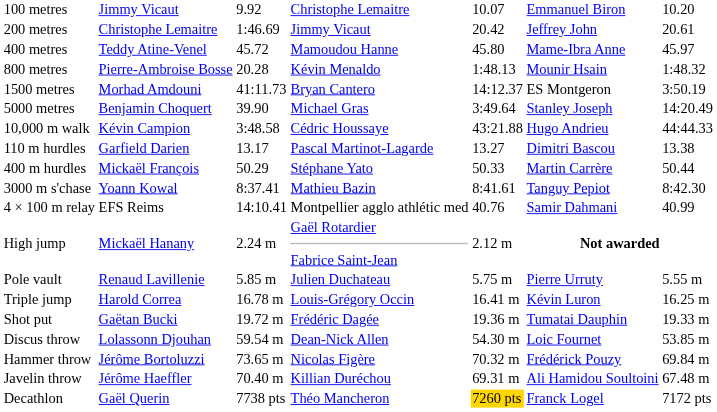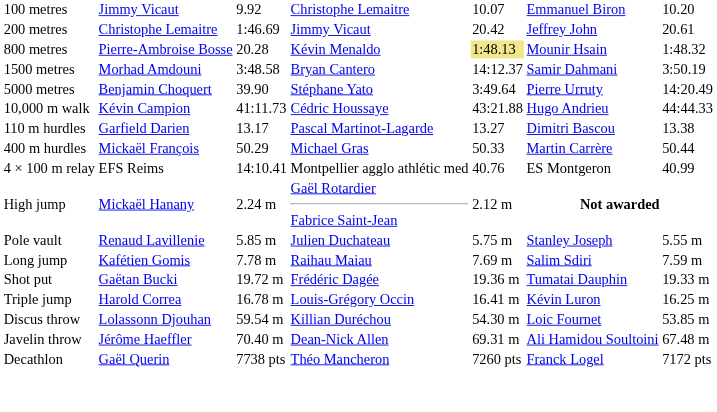- row: (35, 49)
(494, 69) no background -> (494, 49) khaki background
(261, 89) 41:11.73 -> (258, 69) 3:48.58
(569, 89) ES Montgeron -> (572, 69) Samir Dahmani
(330, 108) Michael Gras -> (332, 89) Stéphane Yato
(570, 108) Stanley Joseph -> (565, 89) Pierre Urruty
(258, 128) 3:48.58 -> (261, 108) 41:11.73
(332, 168) Stéphane Yato -> (330, 148) Michael Gras
- row: (47, 188)
(572, 207) Samir Dahmani -> (569, 168) ES Montgeron
(565, 279) Pierre Urruty -> (570, 240) Stanley Joseph
+ row: (36, 260)
rows swapped: (38, 299) <-> (28, 319)
(340, 339) Dean-Nick Allen -> (341, 319) Killian Duréchou
- row: (47, 359)
(341, 378) Killian Duréchou -> (340, 339) Dean-Nick Allen
(497, 398) gold background -> (497, 359) no background
